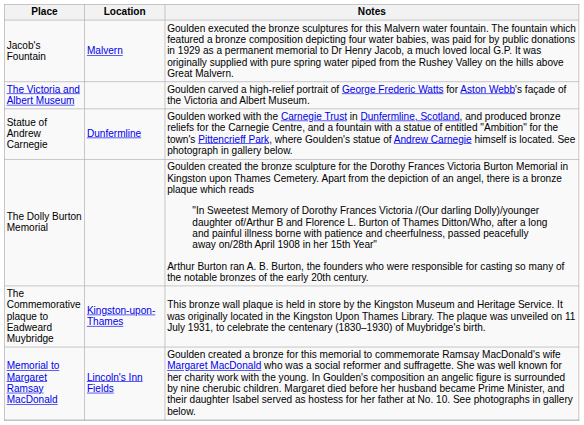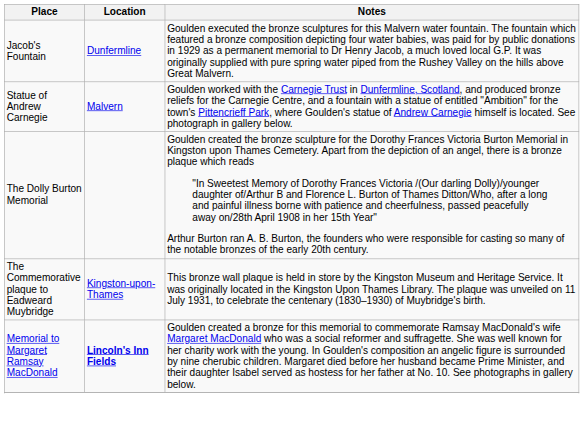(105, 51) Malvern -> (114, 51) Dunfermline
- row: (43, 95)
(114, 134) Dunfermline -> (105, 106) Malvern
(115, 383) normal -> (118, 356) bold
